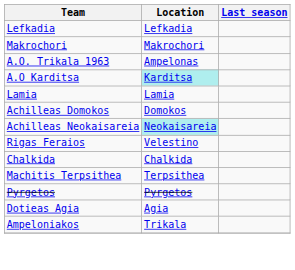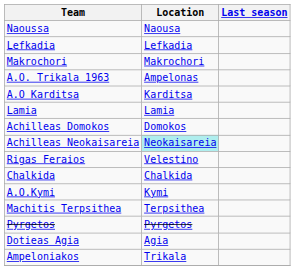+ row: (28, 29)
(168, 78) paleturquoise background -> (168, 94) no background
+ row: (31, 192)
